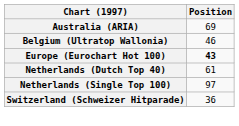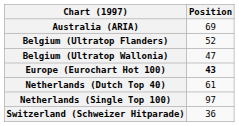+ row: (96, 41)
(211, 41) 46 -> (211, 56) 47
